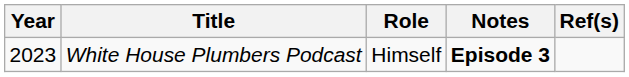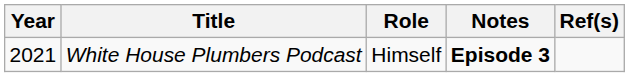(33, 54) 2023 -> (33, 54) 2021
